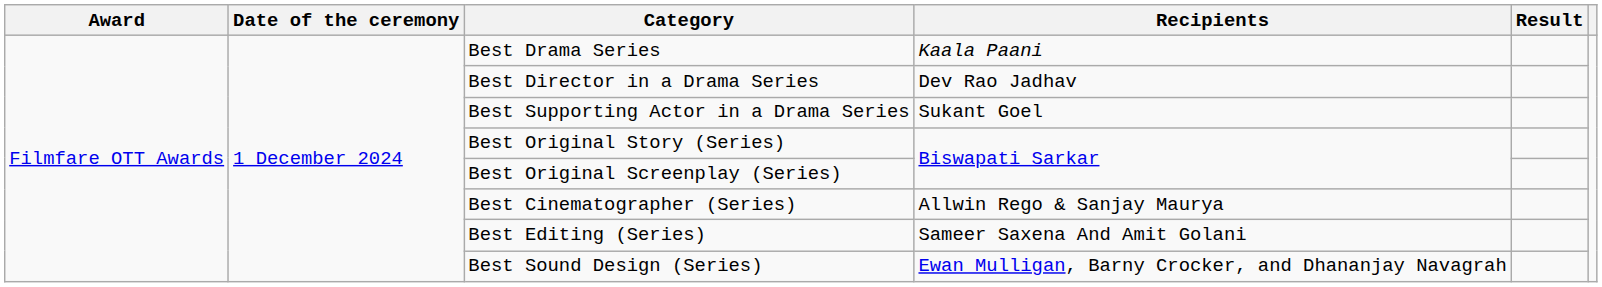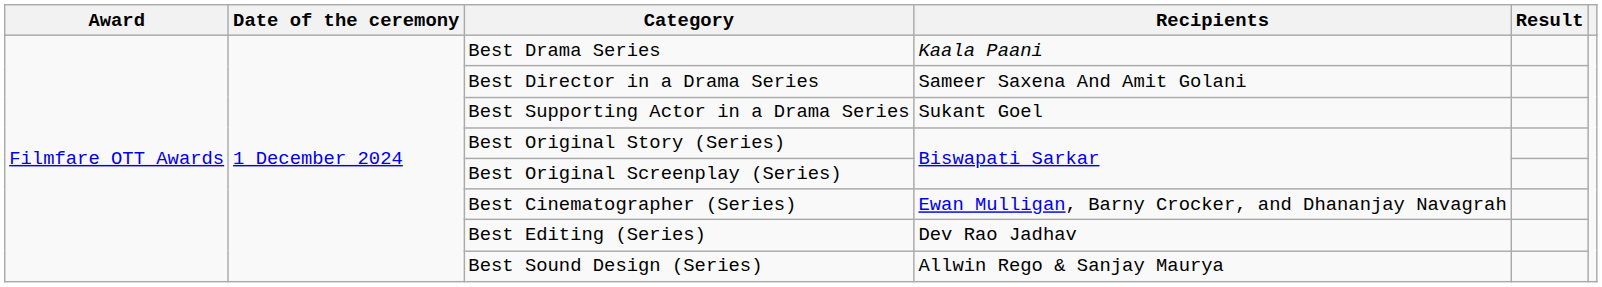(998, 82) Dev Rao Jadhav -> (1083, 82) Sameer Saxena And Amit Golani
(1071, 204) Allwin Rego & Sanjay Maurya -> (1213, 204) Ewan Mulligan, Barny Crocker, and Dhananjay Navagrah
(1083, 235) Sameer Saxena And Amit Golani -> (998, 235) Dev Rao Jadhav
(1213, 266) Ewan Mulligan, Barny Crocker, and Dhananjay Navagrah -> (1071, 266) Allwin Rego & Sanjay Maurya
